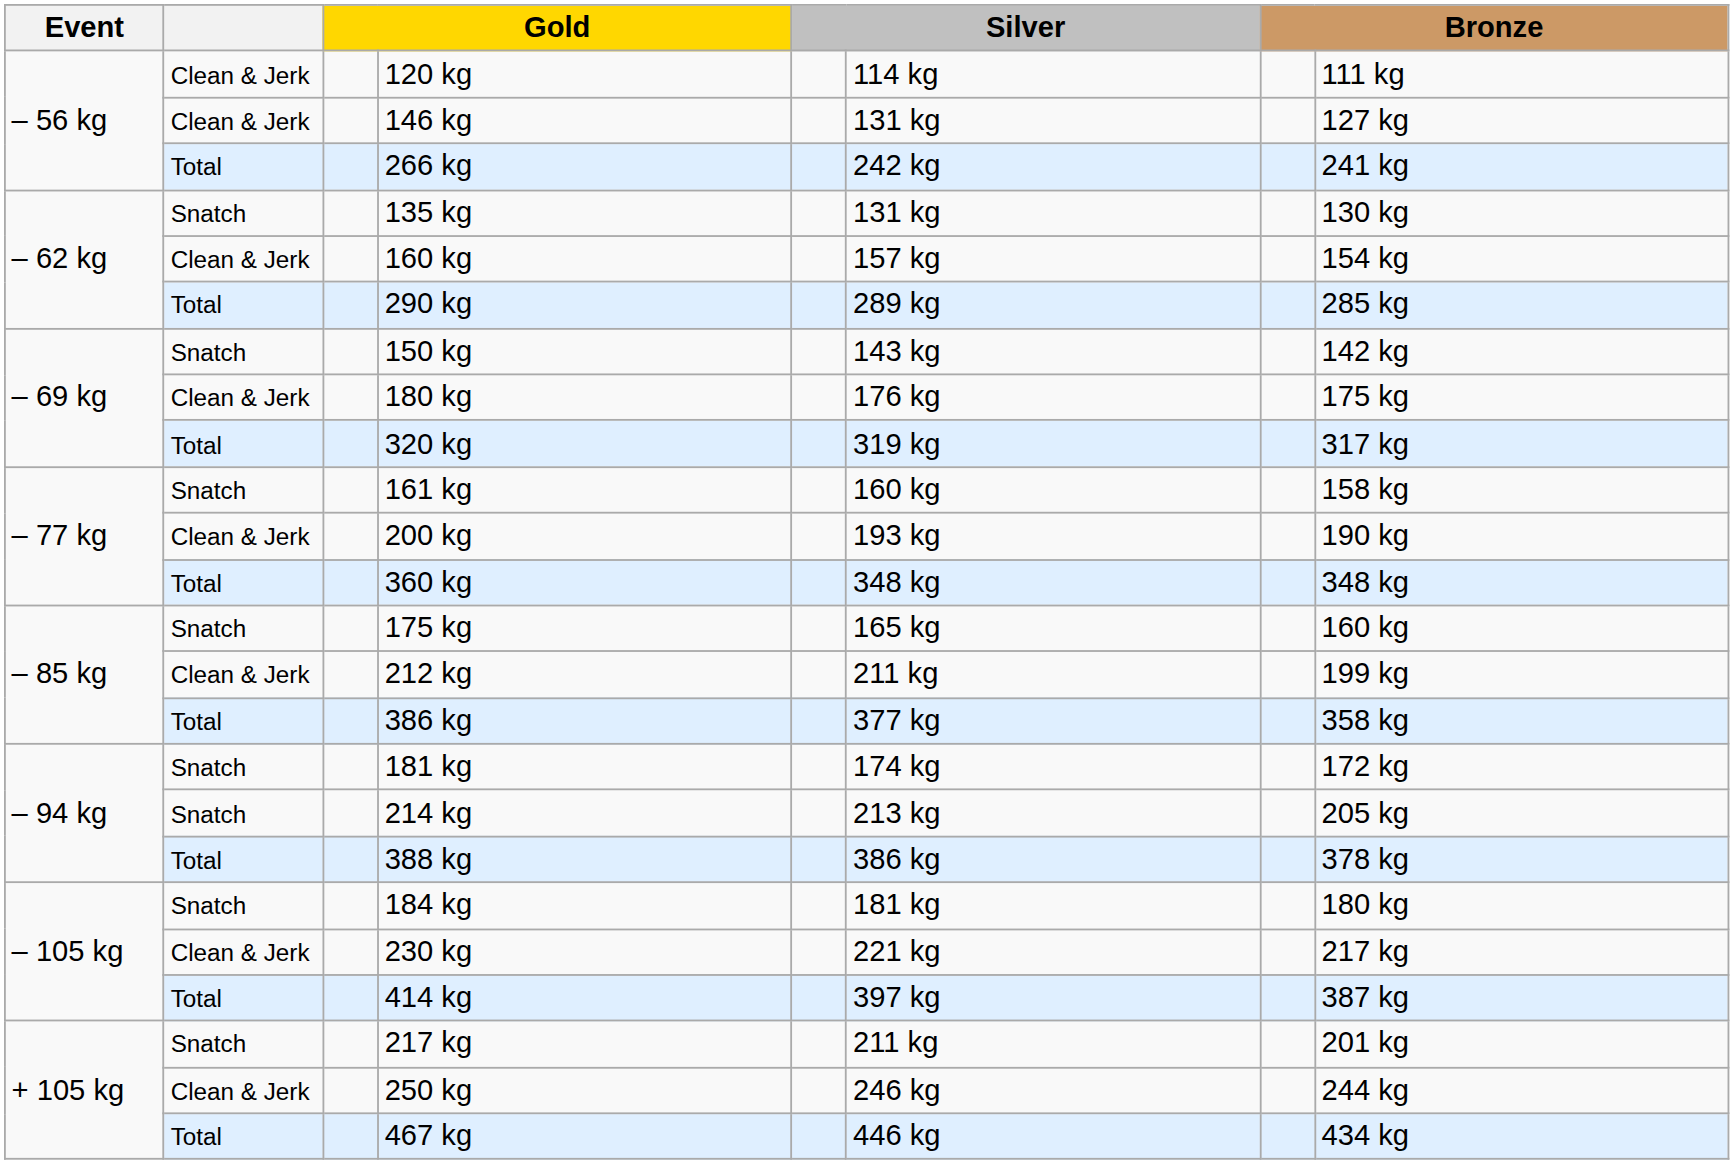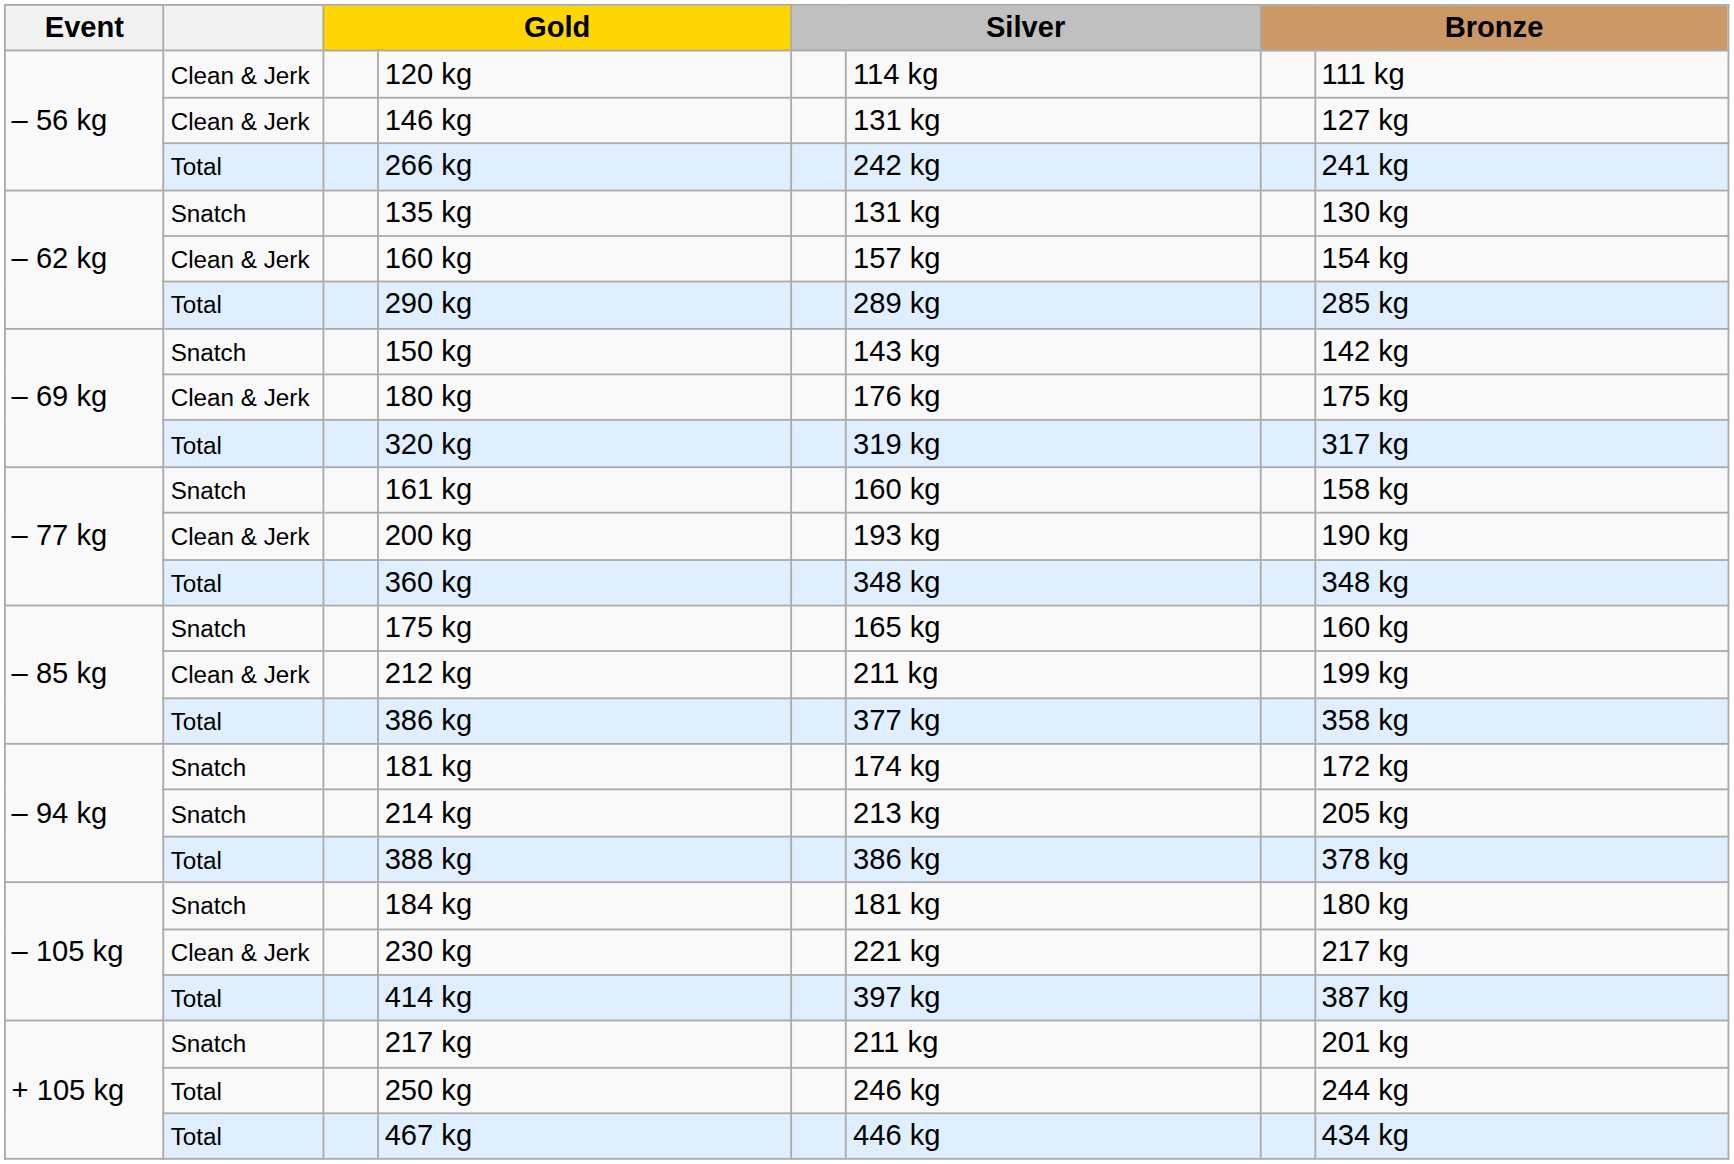(240, 1091) Clean & Jerk -> (196, 1091) Total
